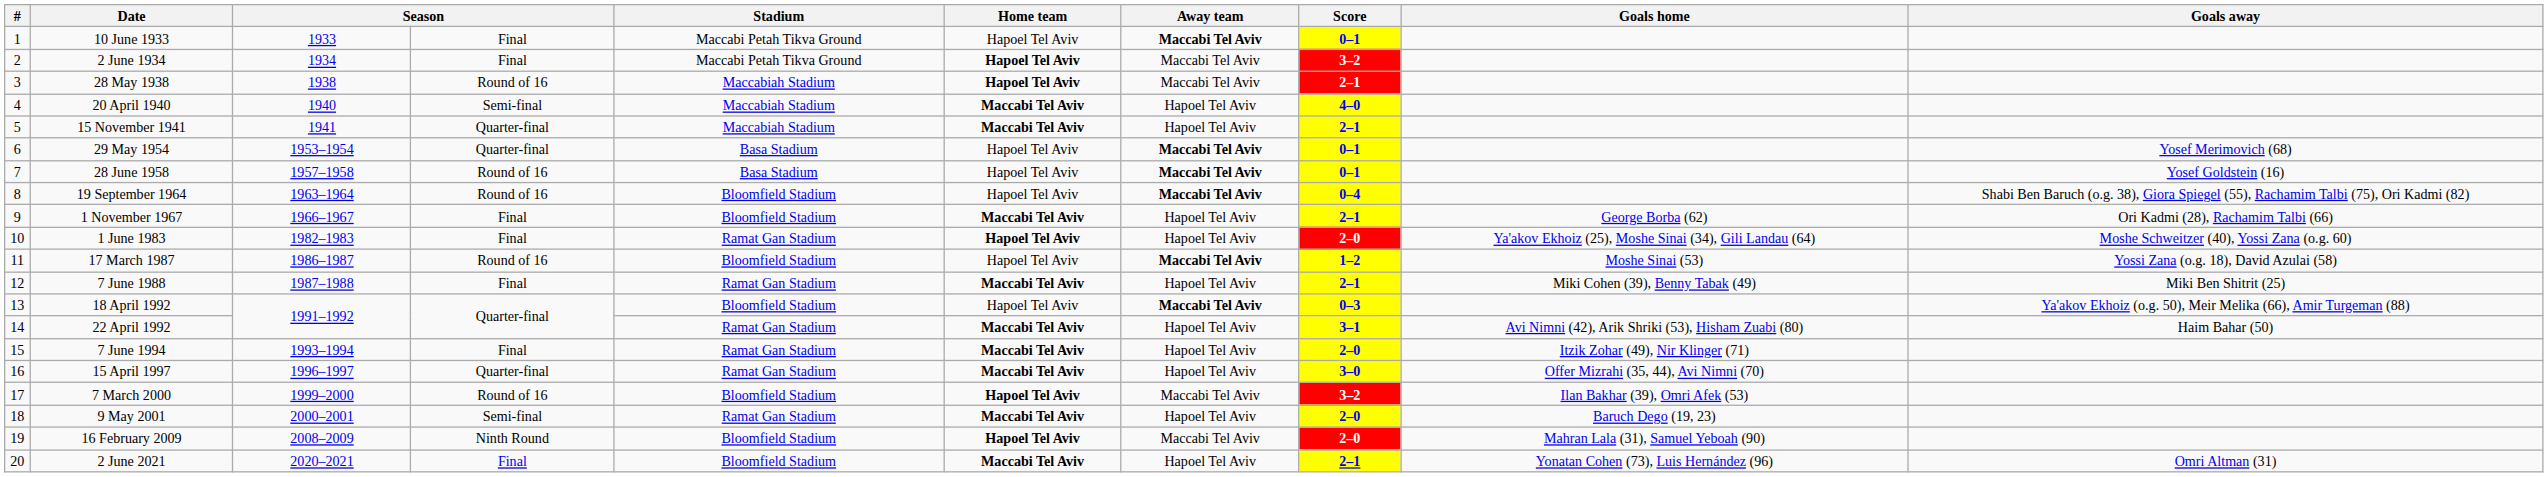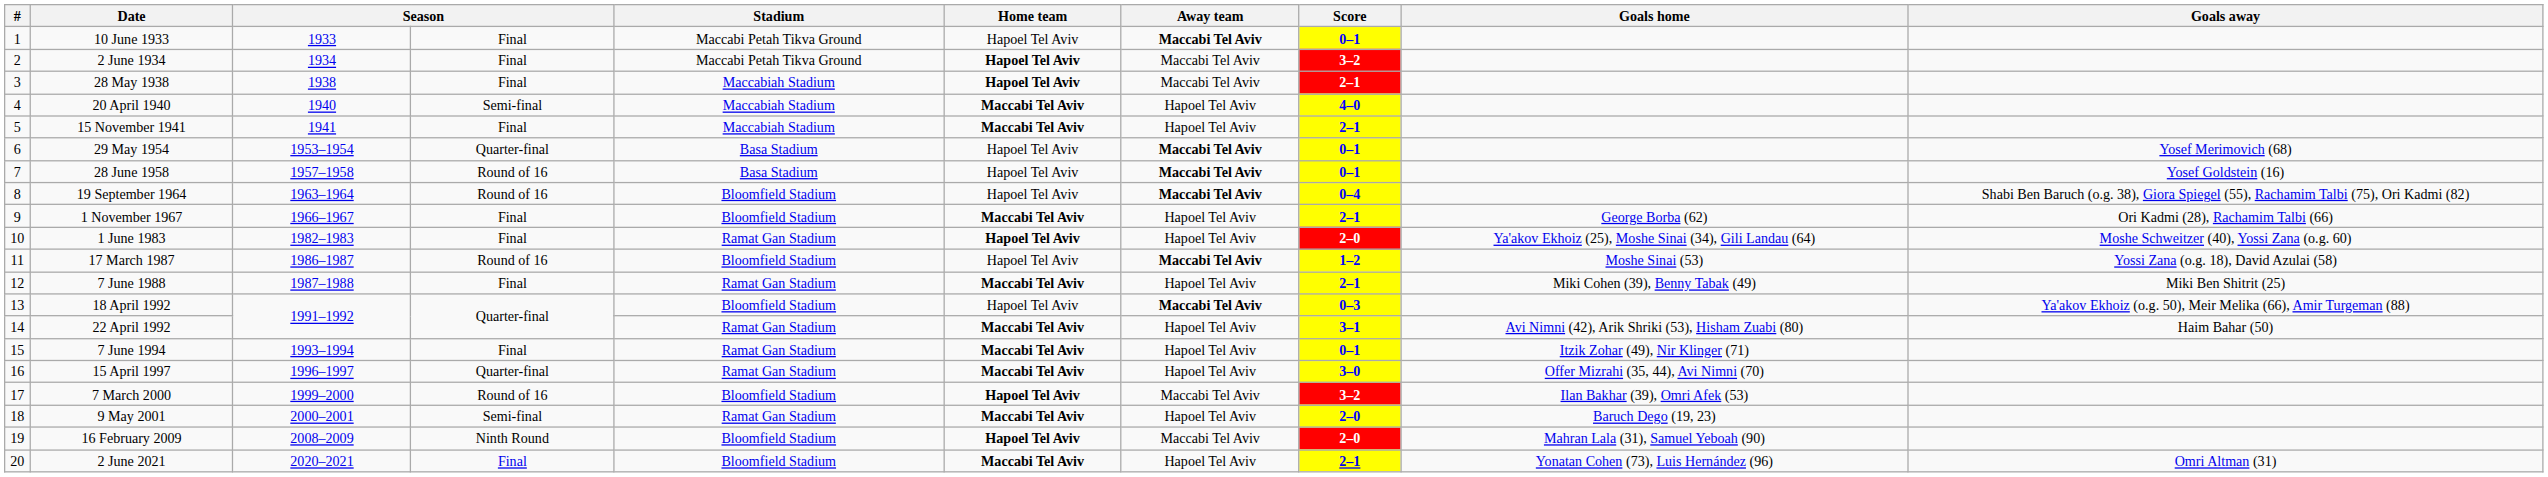(512, 82) Round of 16 -> (512, 82) Final
(512, 127) Quarter-final -> (512, 127) Final
(1350, 349) 2–0 -> (1350, 349) 0–1
